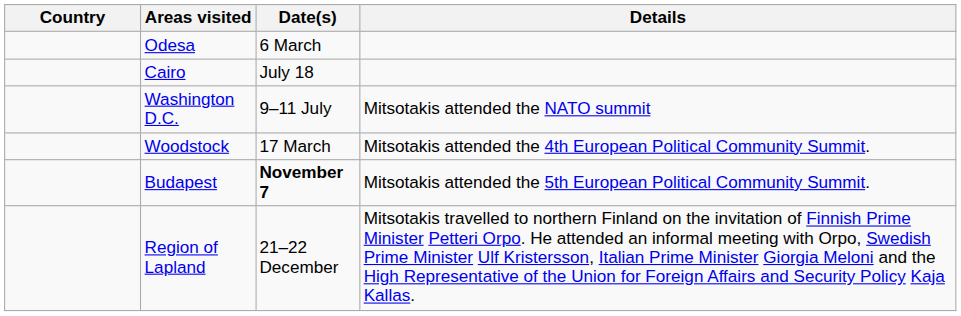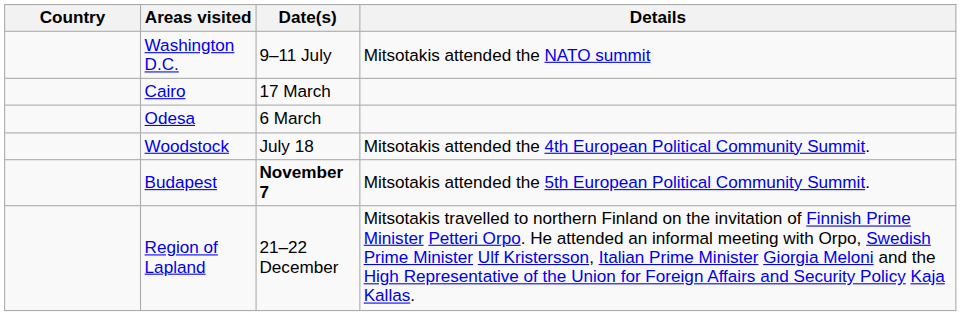rows swapped: (170, 45) <-> (189, 109)
(287, 72) July 18 -> (295, 91) 17 March
(295, 145) 17 March -> (287, 145) July 18
